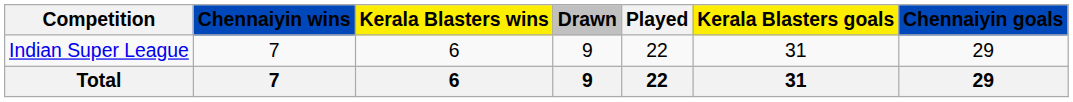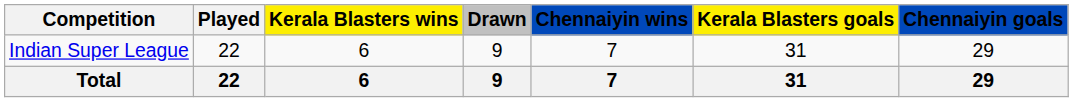columns swapped: (657, 19) <-> (274, 19)
